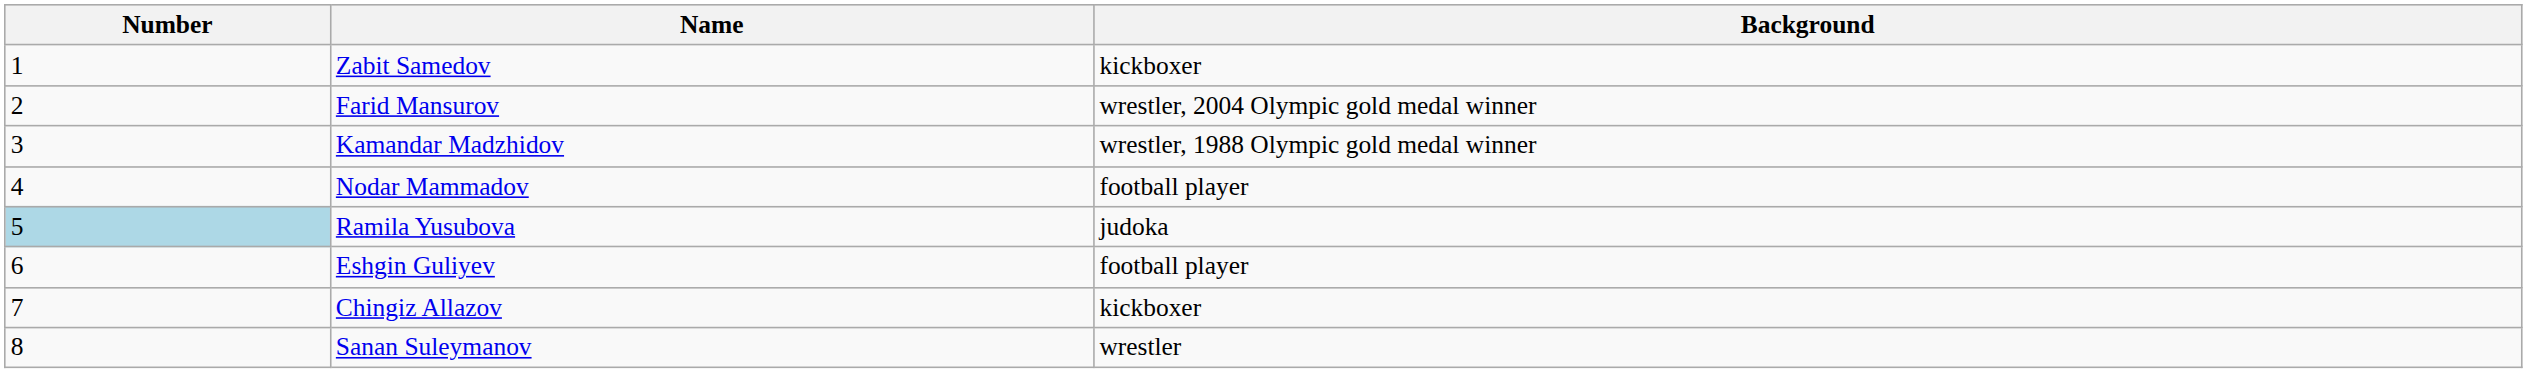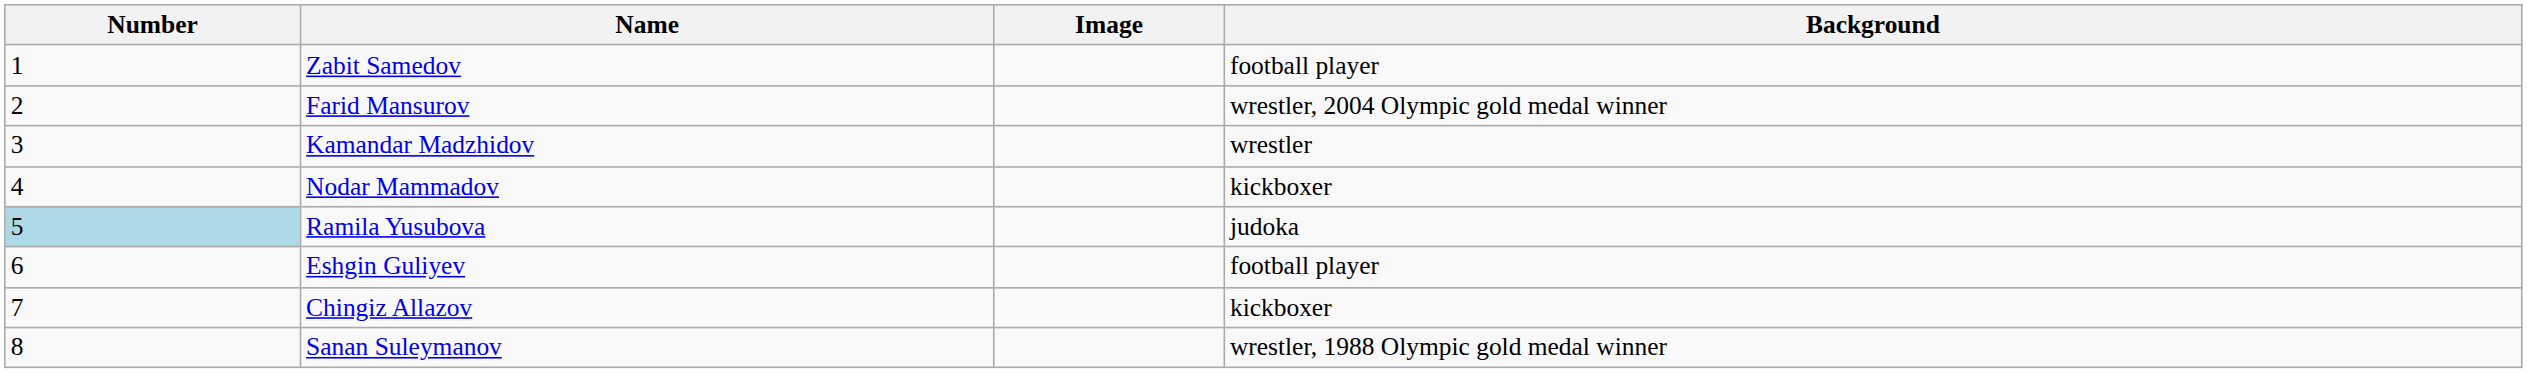+ column: (1109, 24)
(1150, 65) kickboxer -> (1304, 65) football player
(1318, 145) wrestler, 1988 Olympic gold medal winner -> (1271, 145) wrestler
(1174, 186) football player -> (1281, 186) kickboxer
(1140, 347) wrestler -> (1448, 347) wrestler, 1988 Olympic gold medal winner
